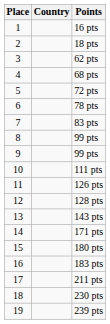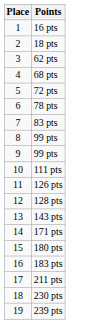- column: (52, 12)
